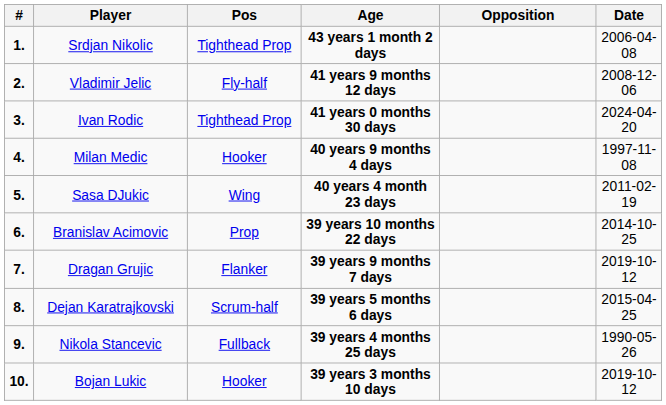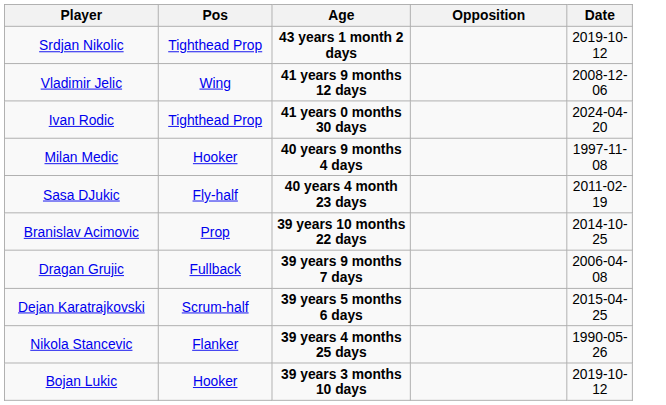- column: (19, 16)
(629, 45) 2006-04-08 -> (600, 45) 2019-10-12
(244, 83) Fly-half -> (215, 83) Wing
(244, 195) Wing -> (215, 195) Fly-half
(244, 269) Flanker -> (215, 269) Fullback
(629, 269) 2019-10-12 -> (600, 269) 2006-04-08
(244, 344) Fullback -> (215, 344) Flanker
